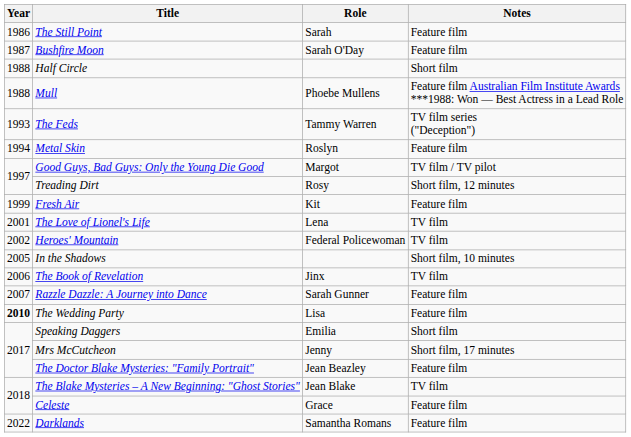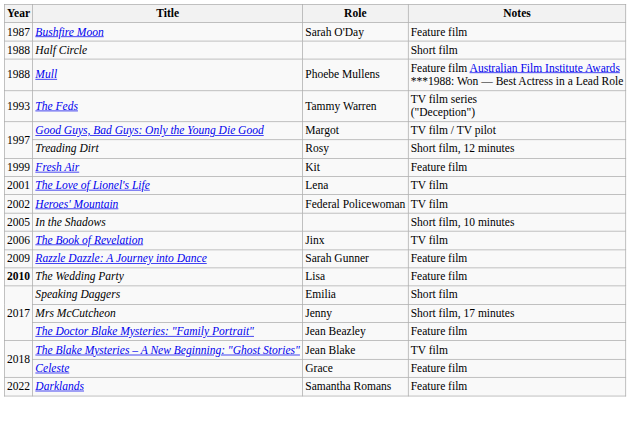- row: (69, 31)
- row: (60, 149)
(19, 295) 2007 -> (19, 258) 2009
